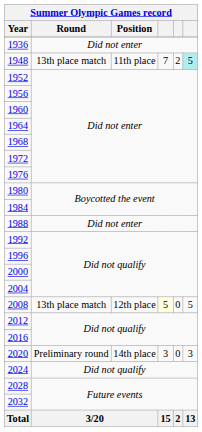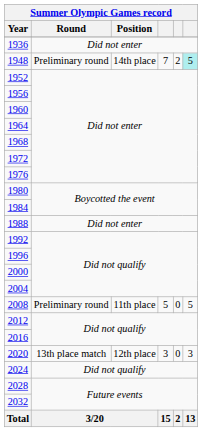(71, 61) 13th place match -> (71, 61) Preliminary round
(134, 61) 11th place -> (134, 61) 14th place
(71, 304) 13th place match -> (71, 304) Preliminary round
(134, 304) 12th place -> (134, 304) 11th place
(166, 304) lightyellow background -> (166, 304) no background
(71, 353) Preliminary round -> (71, 353) 13th place match
(134, 353) 14th place -> (134, 353) 12th place
